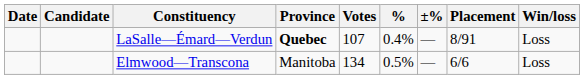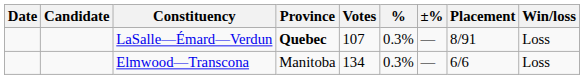(398, 39) 0.4% -> (398, 39) 0.3%
(398, 62) 0.5% -> (398, 62) 0.3%
